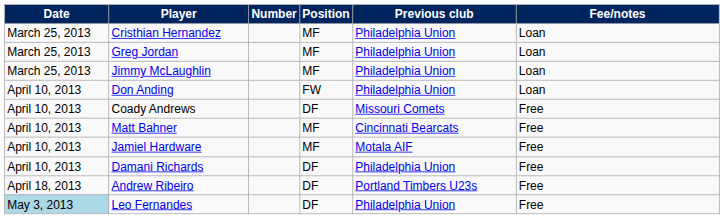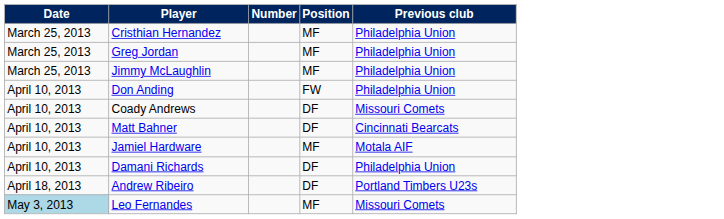- column: (618, 14)
(311, 128) MF -> (310, 128) DF
(310, 204) DF -> (311, 204) MF
(405, 204) Philadelphia Union -> (400, 204) Missouri Comets
